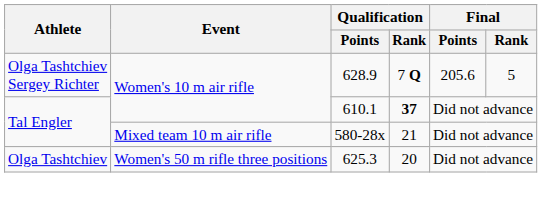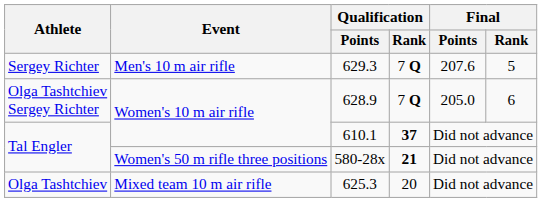+ row: (360, 66)
(458, 75) 205.6 -> (458, 100) 205.0
(511, 75) 5 -> (511, 100) 6
(193, 134) Mixed team 10 m air rifle -> (221, 160) Women's 50 m rifle three positions
(409, 134) normal -> (409, 160) bold
(221, 160) Women's 50 m rifle three positions -> (193, 185) Mixed team 10 m air rifle
